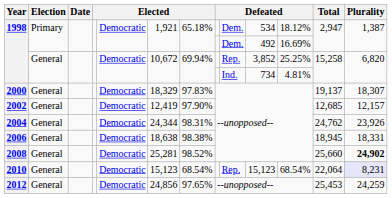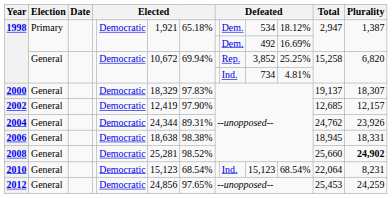(197, 122) 98.31% -> (197, 122) 89.31%
(231, 169) Rep. -> (230, 169) Ind.
(373, 169) lavender background -> (373, 169) no background
